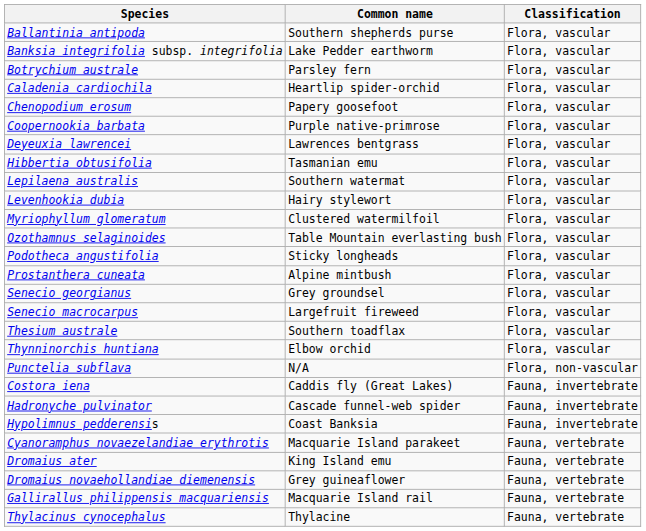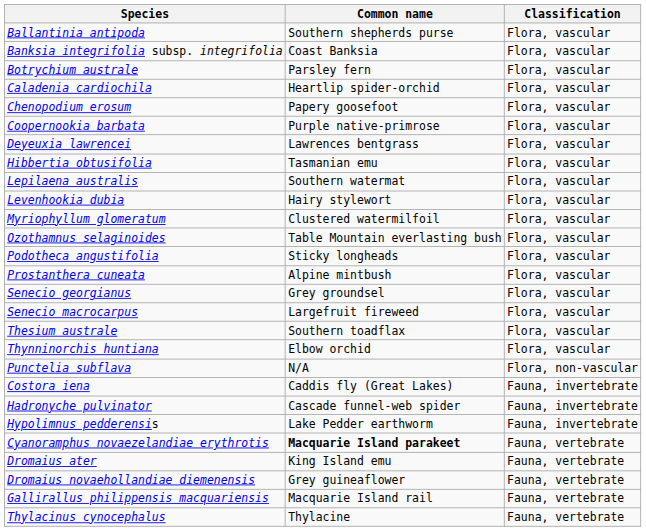(360, 51) Lake Pedder earthworm -> (333, 51) Coast Banksia
(333, 424) Coast Banksia -> (360, 424) Lake Pedder earthworm
(374, 443) normal -> (374, 443) bold
